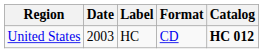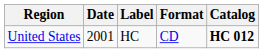(100, 36) 2003 -> (100, 36) 2001
